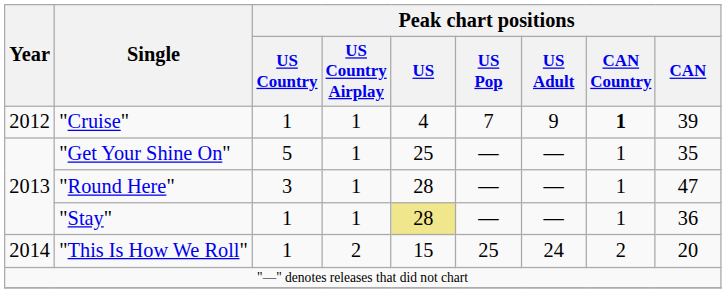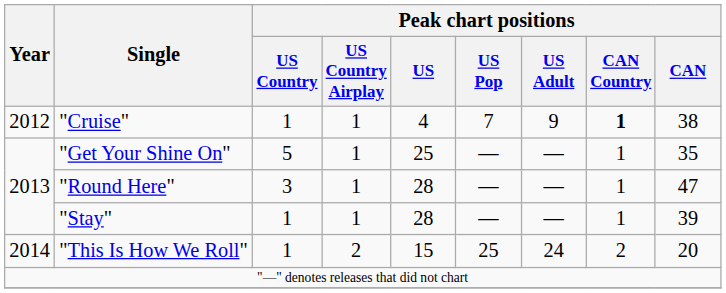(688, 121) 39 -> (688, 121) 38
(423, 218) khaki background -> (423, 218) no background
(688, 218) 36 -> (688, 218) 39
